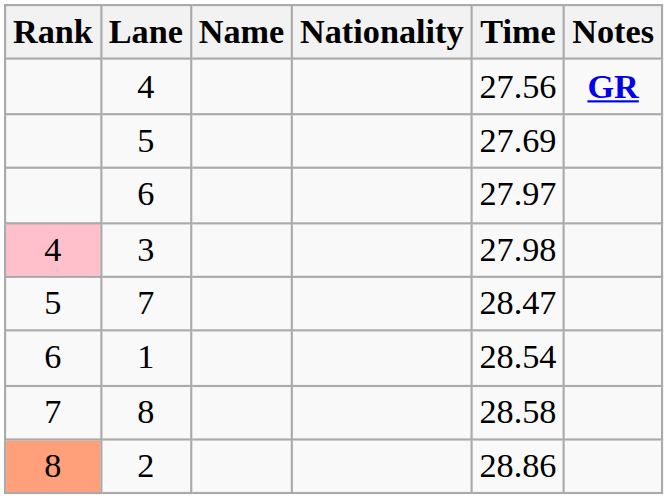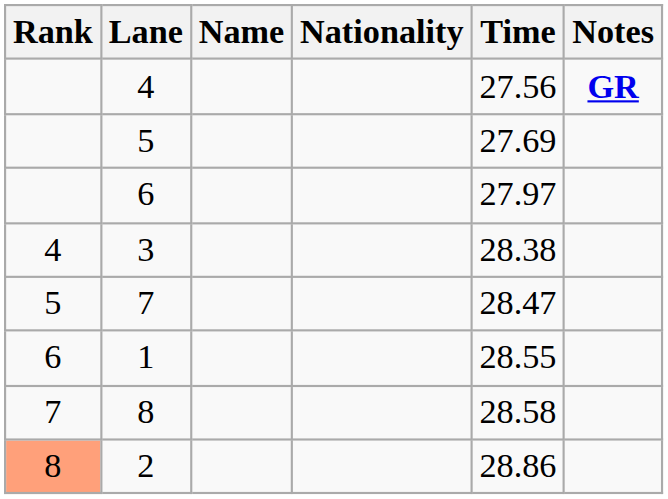(53, 248) pink background -> (53, 248) no background
(518, 248) 27.98 -> (518, 248) 28.38
(518, 357) 28.54 -> (518, 357) 28.55
